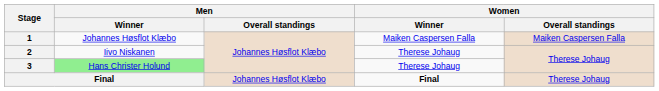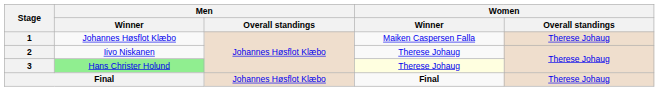(579, 39) Maiken Caspersen Falla -> (579, 39) Therese Johaug
(429, 66) no background -> (429, 66) lightyellow background
